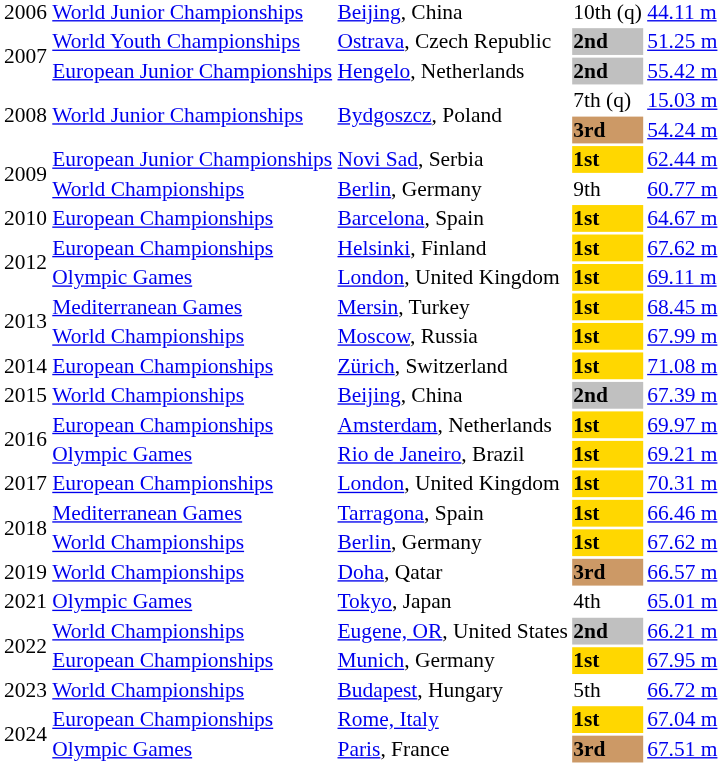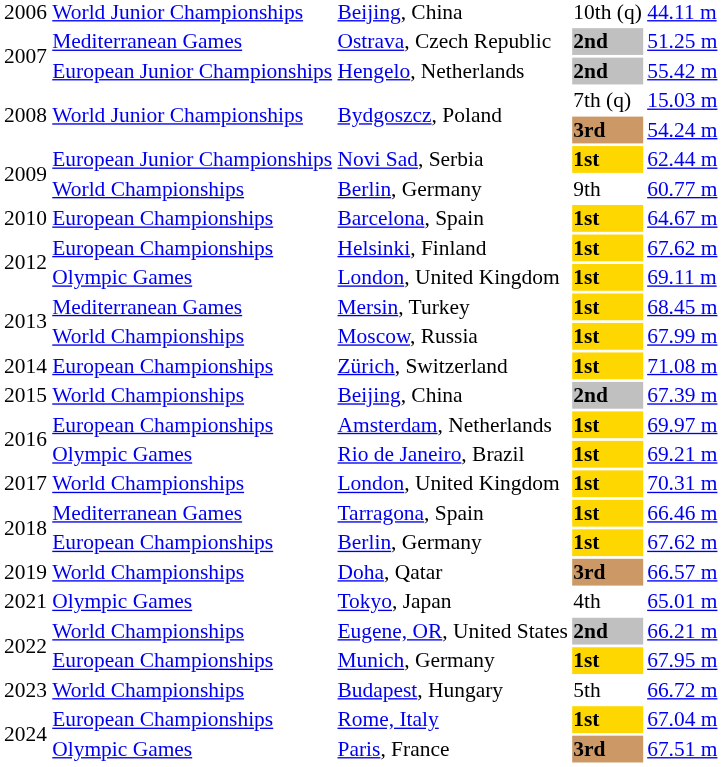(176, 41) World Youth Championships -> (147, 41) Mediterranean Games
(163, 483) European Championships -> (148, 483) World Championships
(148, 542) World Championships -> (163, 542) European Championships
